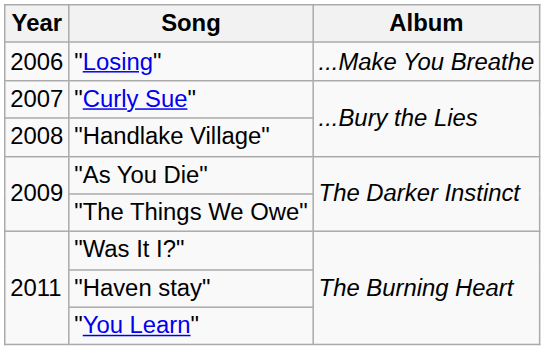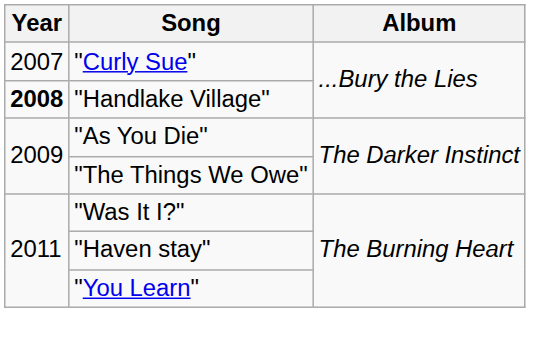- row: (118, 61)
(37, 136) normal -> (37, 99) bold
